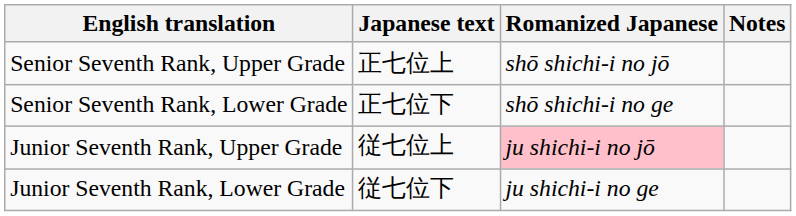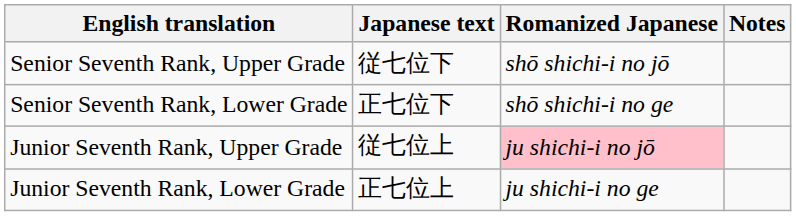(406, 62) 正七位上 -> (406, 62) 従七位下
(406, 188) 従七位下 -> (406, 188) 正七位上
